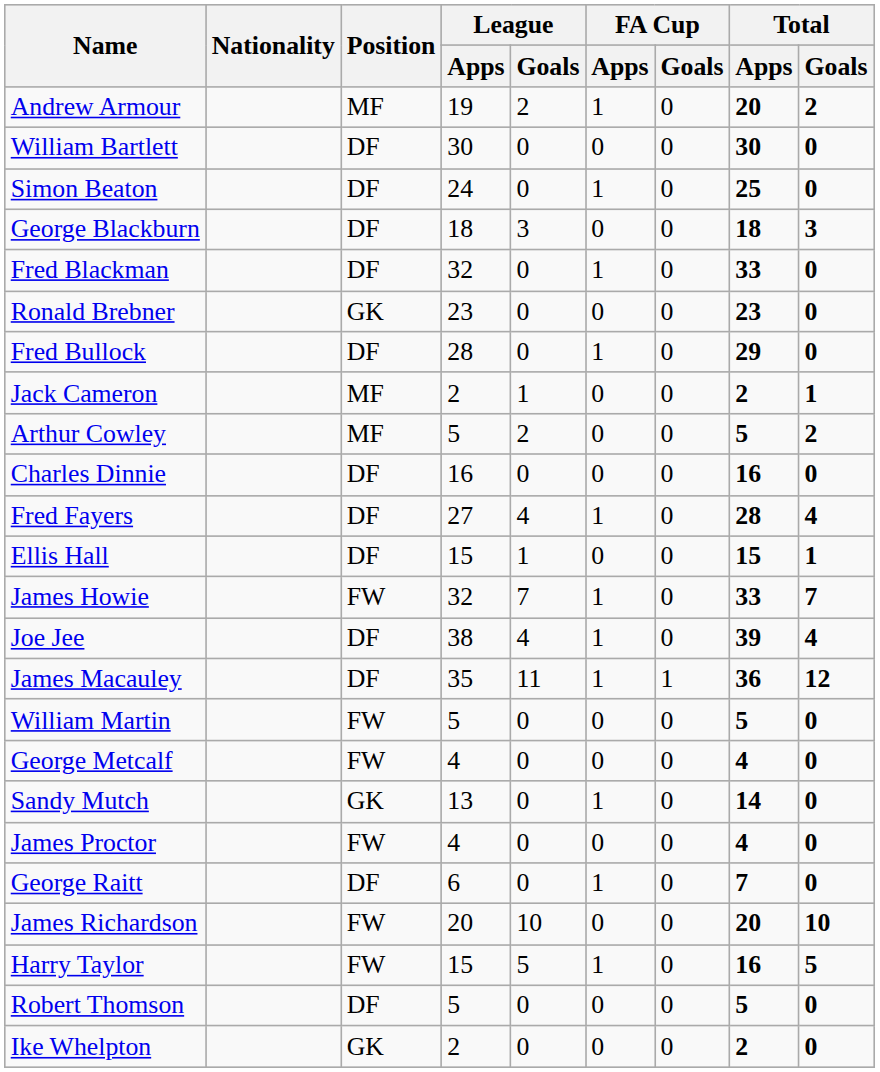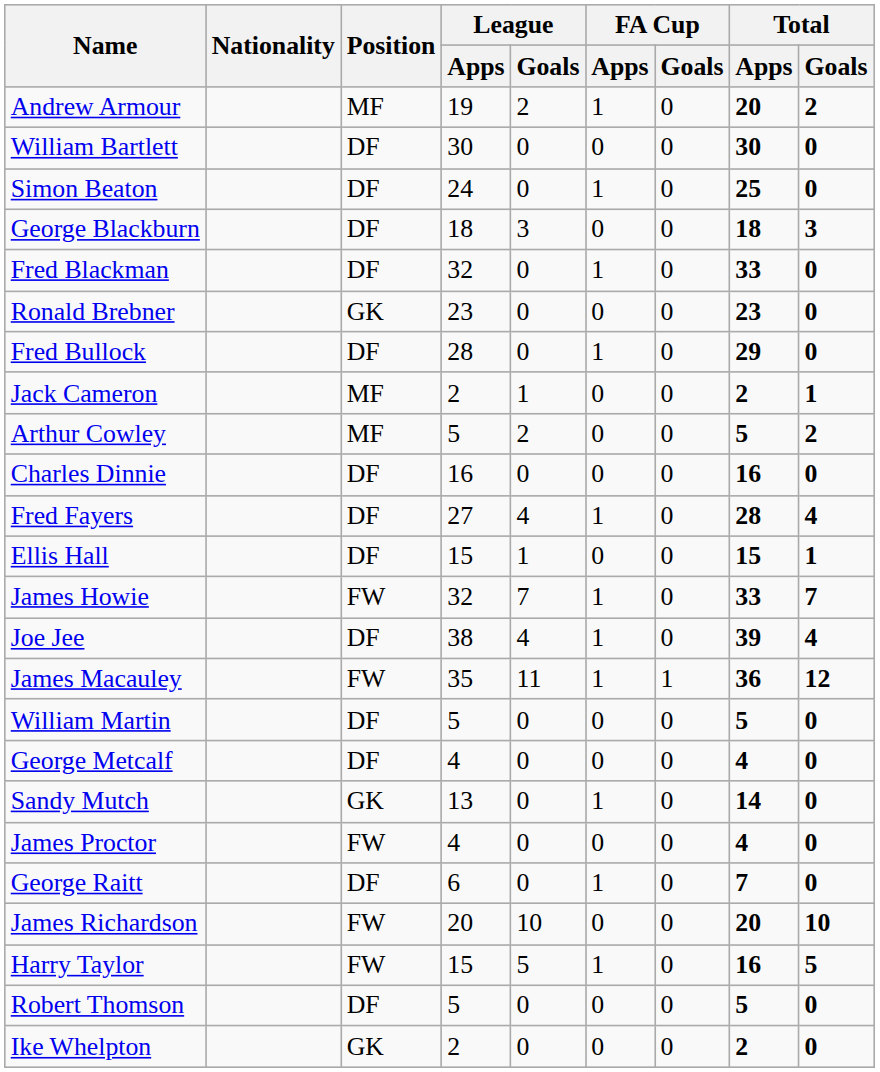(363, 678) DF -> (366, 678) FW
(366, 719) FW -> (363, 719) DF
(366, 760) FW -> (363, 760) DF
